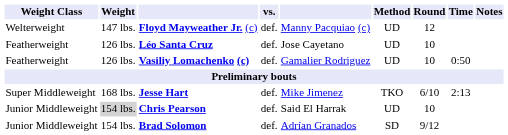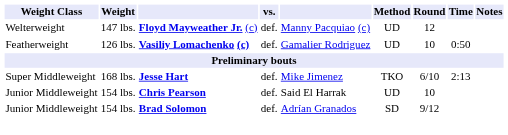- row: (176, 44)
(118, 109) lightgrey background -> (118, 93) no background
